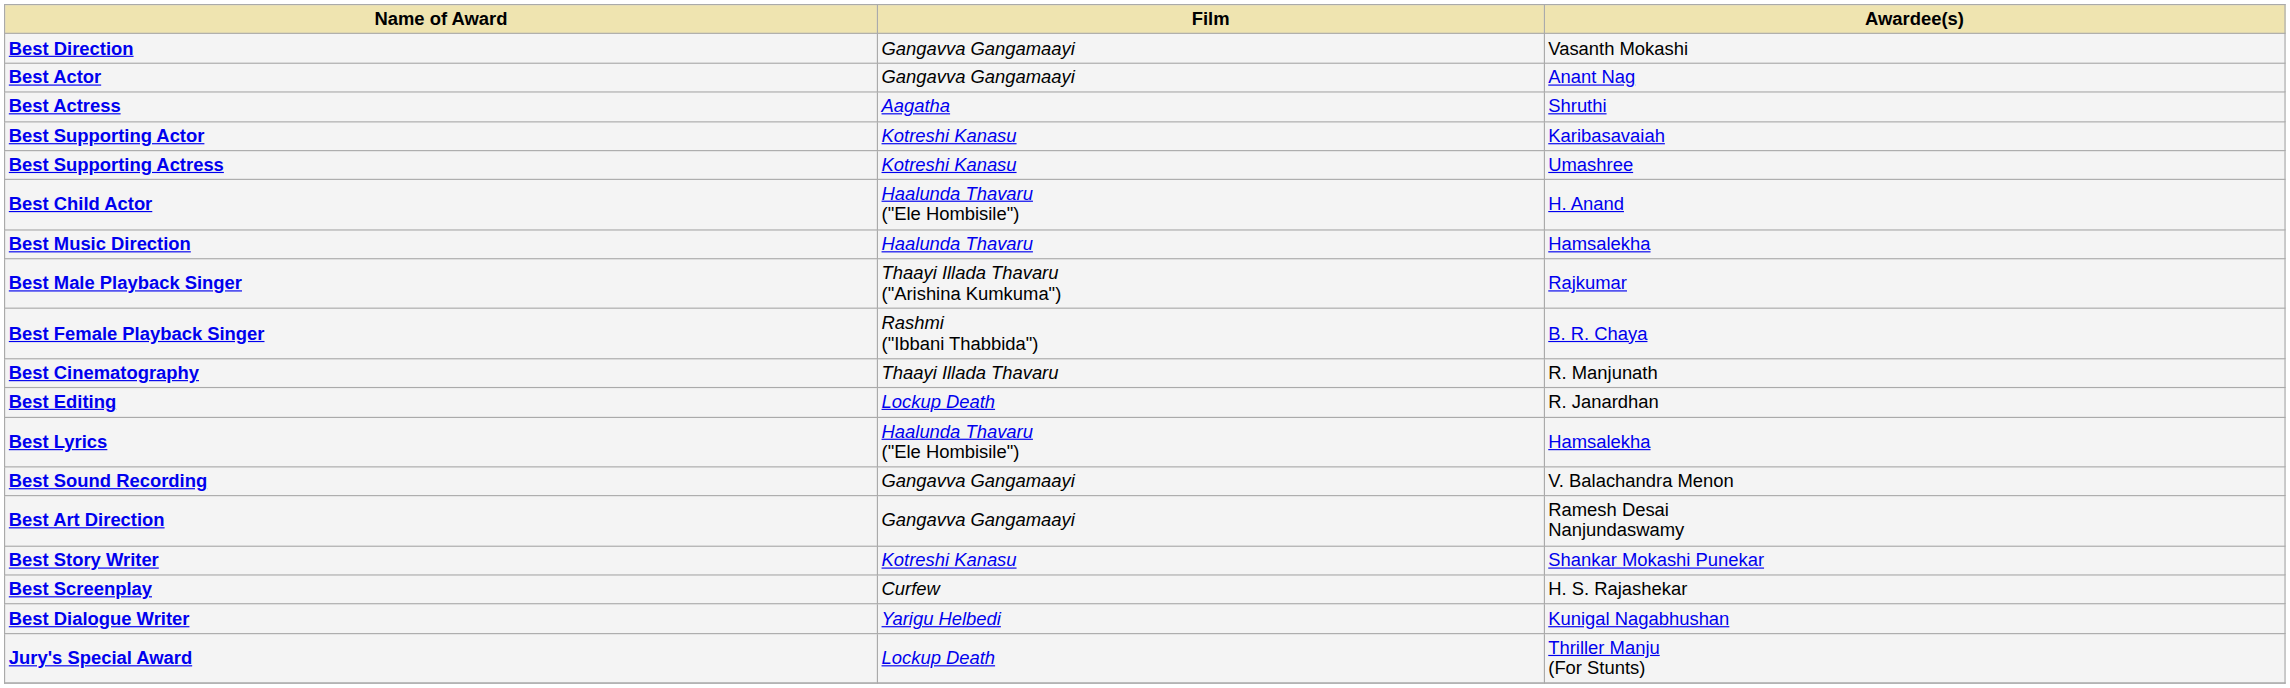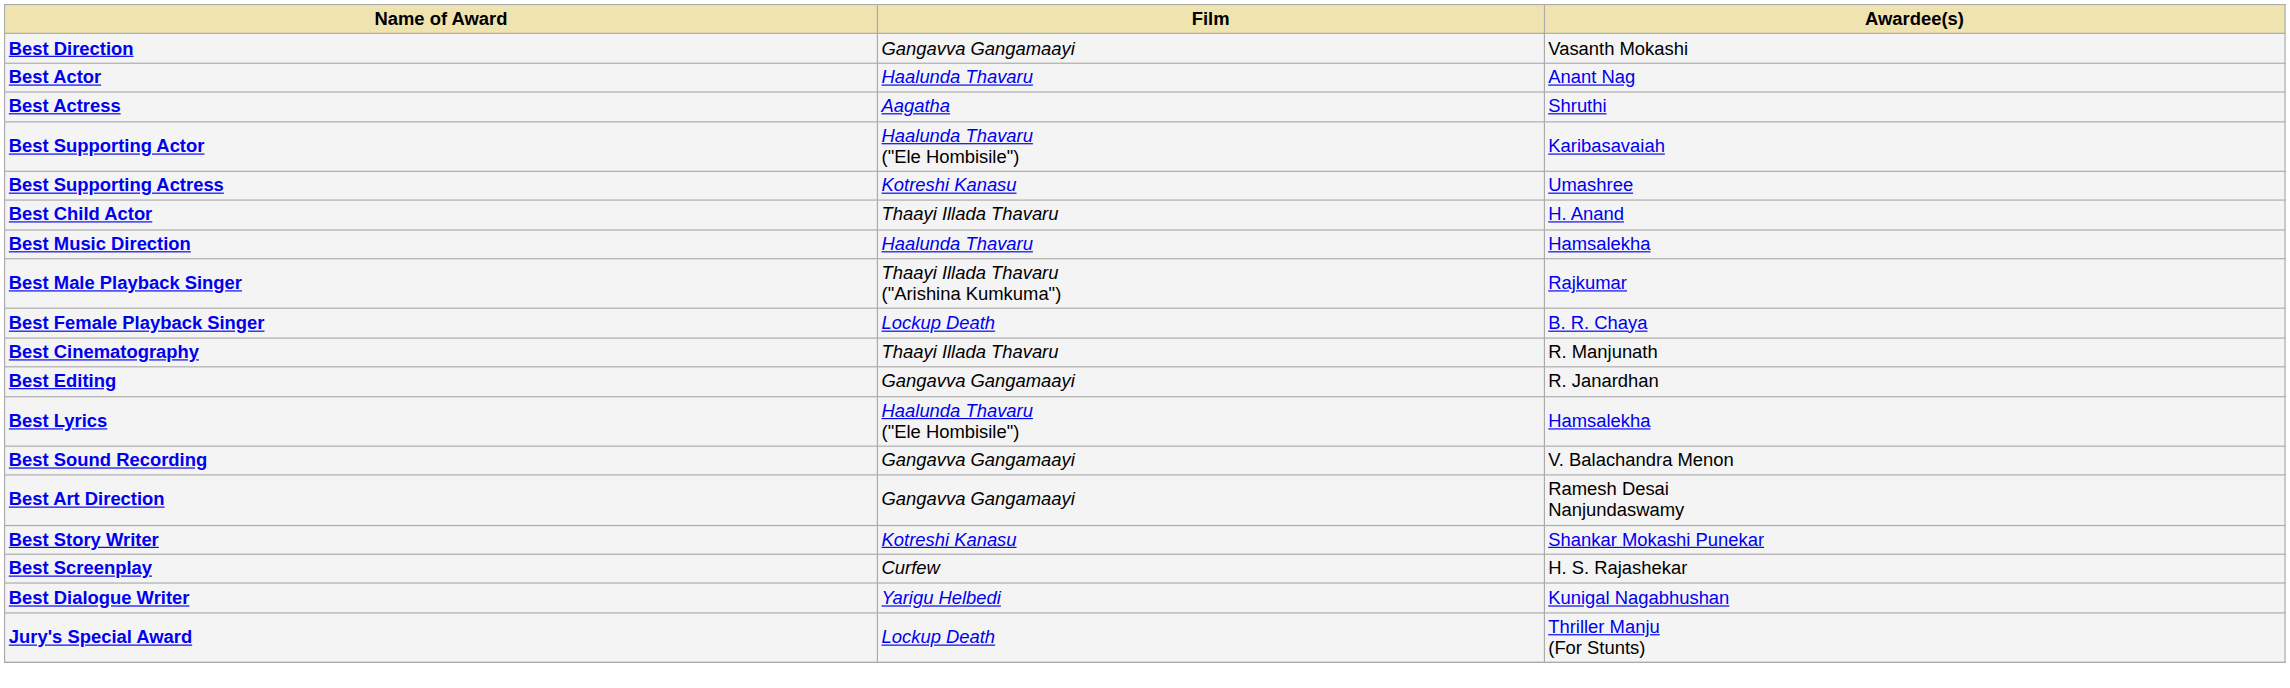(978, 77) Gangavva Gangamaayi -> (957, 77) Haalunda Thavaru
(949, 135) Kotreshi Kanasu -> (957, 146) Haalunda Thavaru ("Ele Hombisile")
(957, 204) Haalunda Thavaru ("Ele Hombisile") -> (970, 214) Thaayi Illada Thavaru
(960, 333) Rashmi ("Ibbani Thabbida") -> (938, 323) Lockup Death
(938, 402) Lockup Death -> (978, 381) Gangavva Gangamaayi
